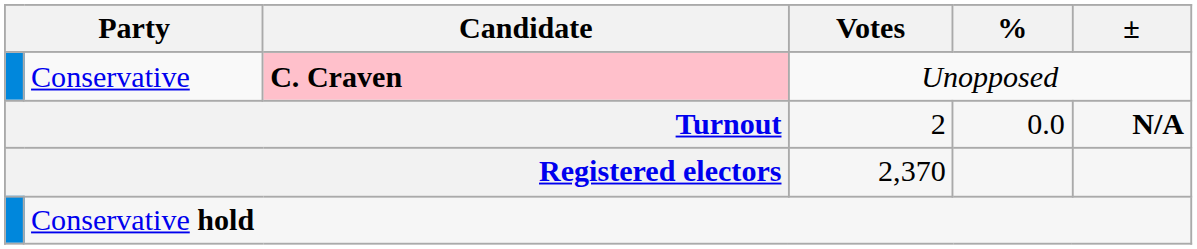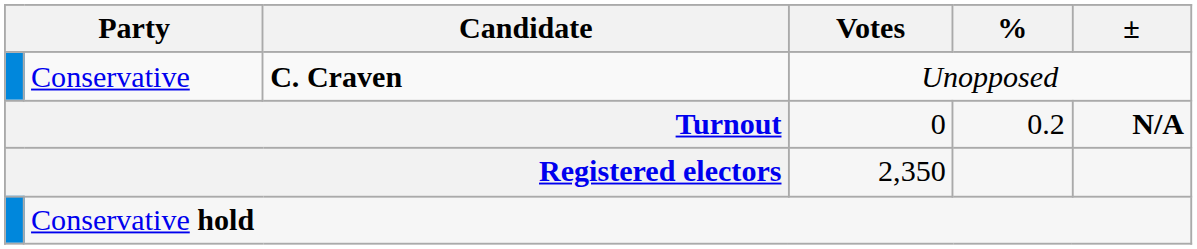(336, 76) pink background -> (336, 76) no background
(938, 123) 2 -> (938, 123) 0
(1046, 123) 0.0 -> (1046, 123) 0.2
(912, 171) 2,370 -> (912, 171) 2,350
